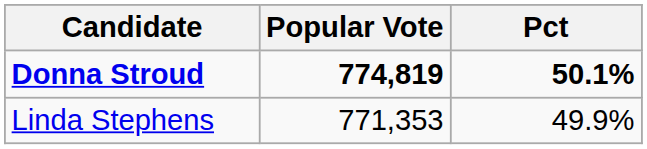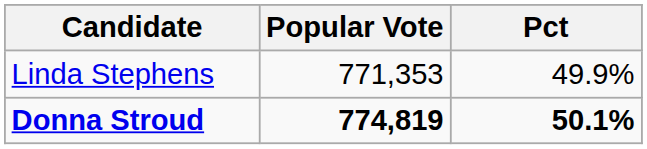rows swapped: (108, 73) <-> (113, 119)
